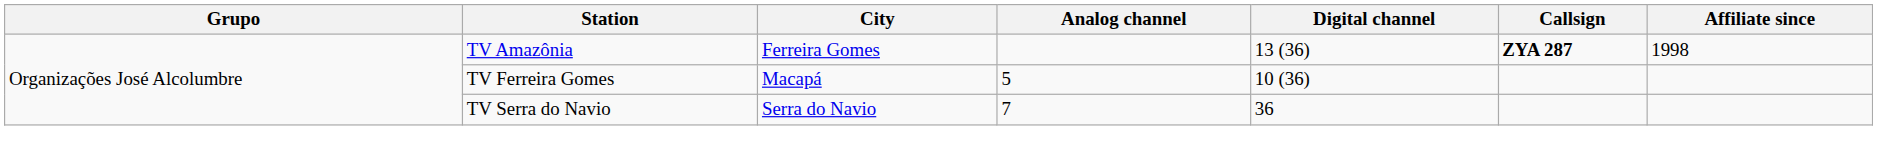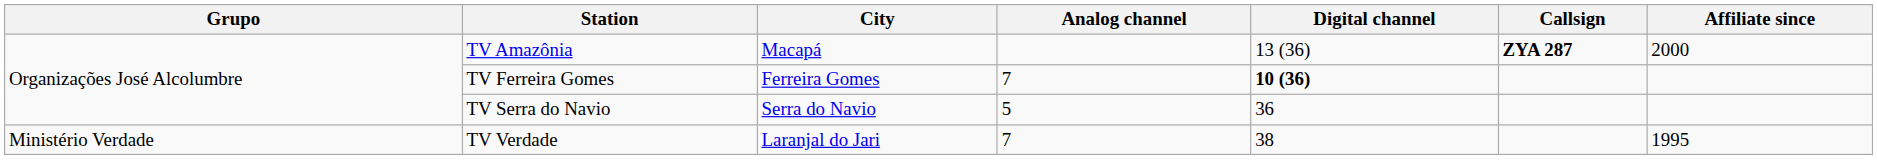(821, 49) Ferreira Gomes -> (791, 49) Macapá
(1670, 49) 1998 -> (1670, 49) 2000
(792, 79) Macapá -> (821, 79) Ferreira Gomes
(1006, 79) 5 -> (1007, 79) 7
(1282, 79) normal -> (1283, 79) bold
(1006, 109) 7 -> (1007, 109) 5
+ row: (512, 139)
